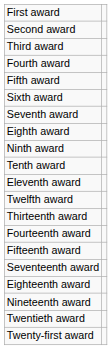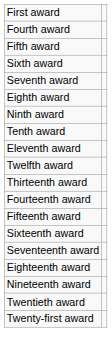- row: (41, 30)
- row: (35, 47)
+ row: (45, 234)
